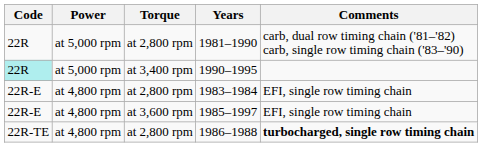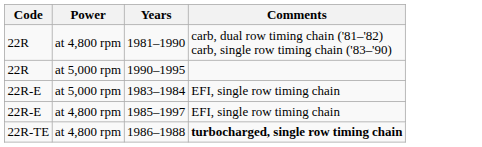- column: (160, 14)
(88, 42) at 5,000 rpm -> (88, 42) at 4,800 rpm
(18, 70) paleturquoise background -> (18, 70) no background
(88, 91) at 4,800 rpm -> (88, 91) at 5,000 rpm
